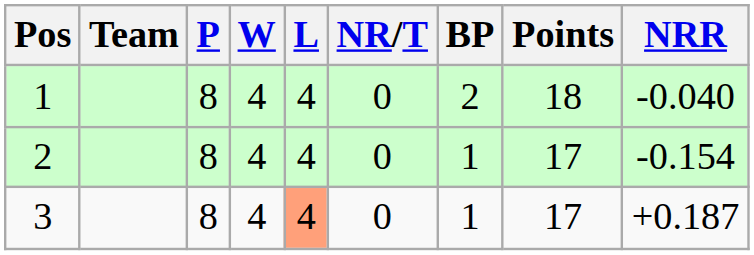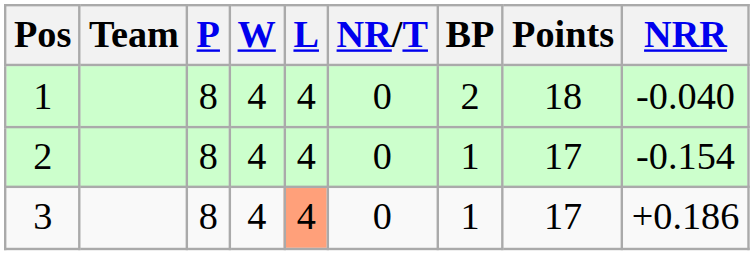(686, 216) +0.187 -> (686, 216) +0.186
